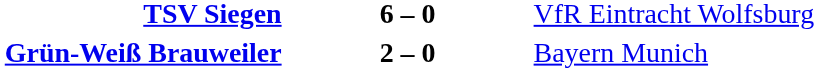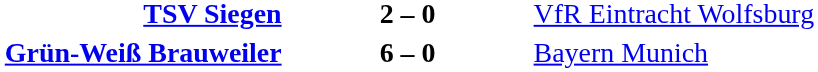(408, 13) 6 – 0 -> (408, 13) 2 – 0
(408, 52) 2 – 0 -> (408, 52) 6 – 0
